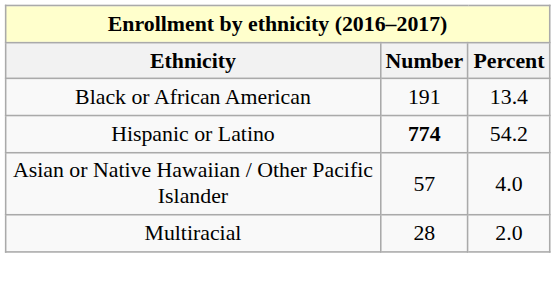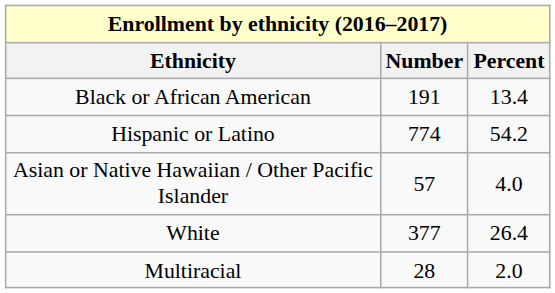(424, 133) bold -> (424, 133) normal
+ row: (193, 233)
